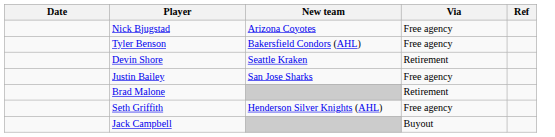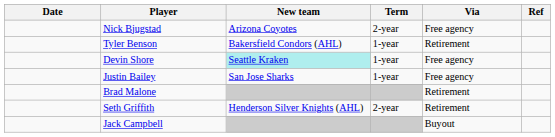+ column: (397, 12)
(428, 44) Free agency -> (447, 44) Retirement
(278, 60) no background -> (258, 60) paleturquoise background
(426, 60) Retirement -> (449, 60) Free agency
(428, 108) Free agency -> (447, 108) Retirement
